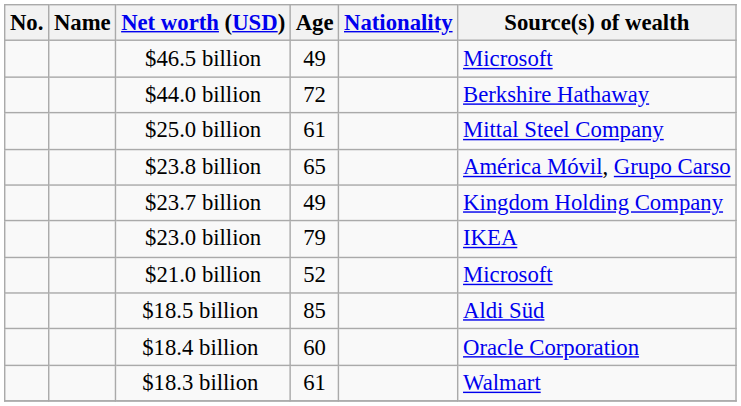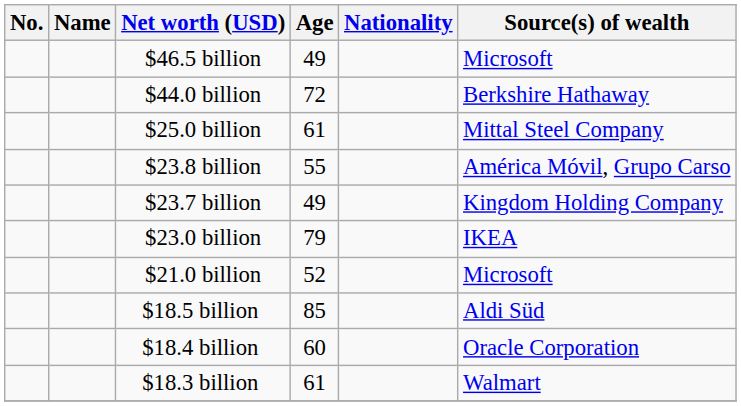(315, 166) 65 -> (315, 166) 55
